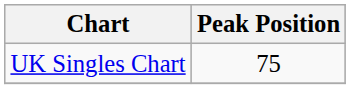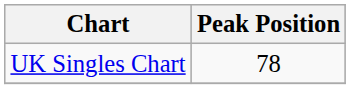(269, 63) 75 -> (269, 63) 78
